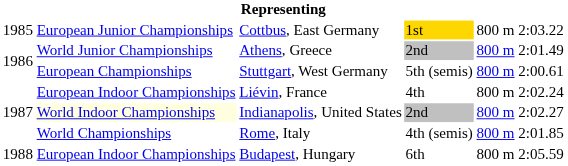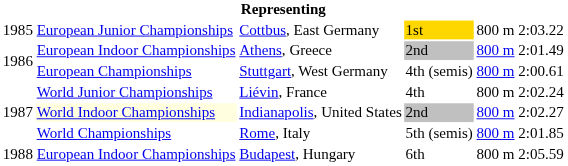(125, 50) World Junior Championships -> (136, 50) European Indoor Championships
(439, 71) 5th (semis) -> (439, 71) 4th (semis)
(136, 92) European Indoor Championships -> (125, 92) World Junior Championships
(439, 133) 4th (semis) -> (439, 133) 5th (semis)
